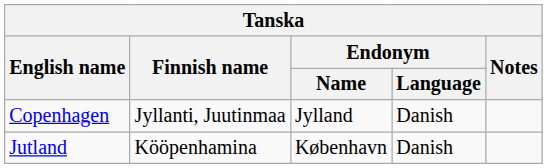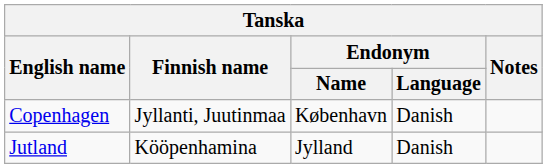(324, 115) Jylland -> (341, 115) København
(341, 147) København -> (324, 147) Jylland
